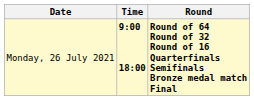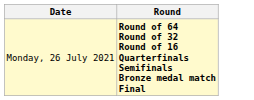- column: (132, 12)
